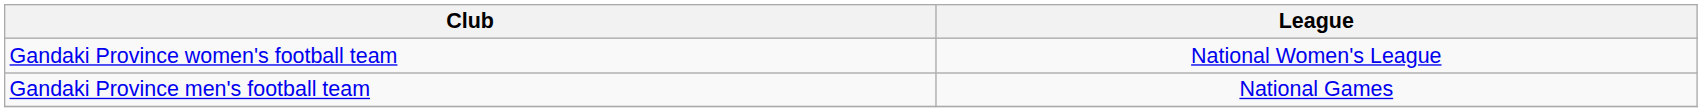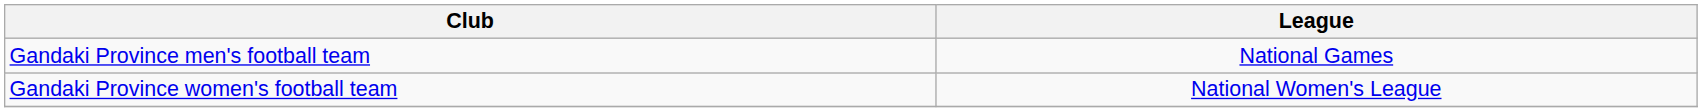rows swapped: (190, 89) <-> (204, 55)
